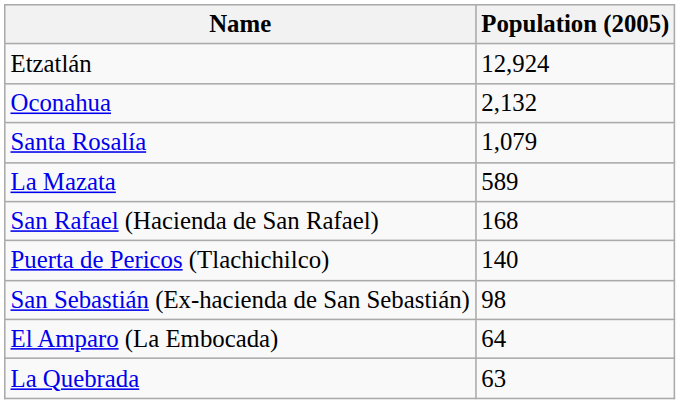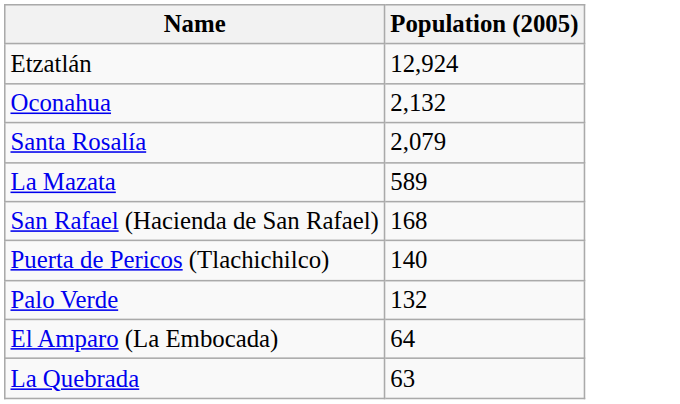(509, 142) 1,079 -> (418, 142) 2,079
+ row: (64, 299)
- row: (240, 299)
